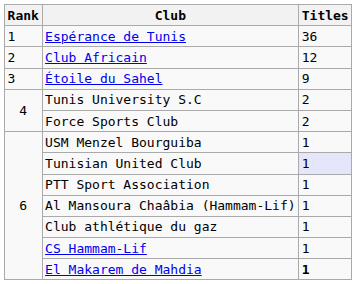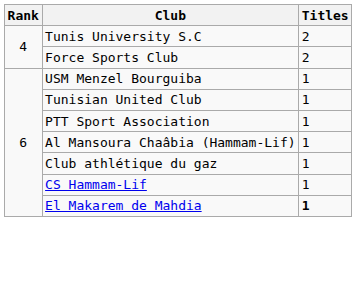- row: (116, 36)
- row: (96, 57)
- row: (104, 79)
(306, 163) lavender background -> (306, 100) no background
